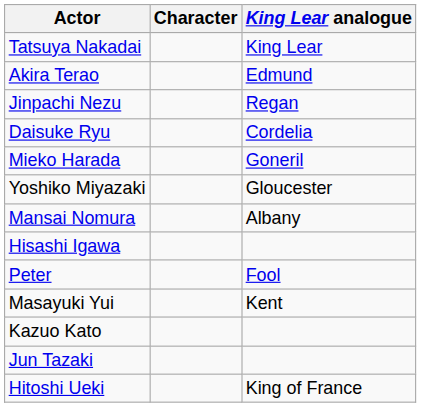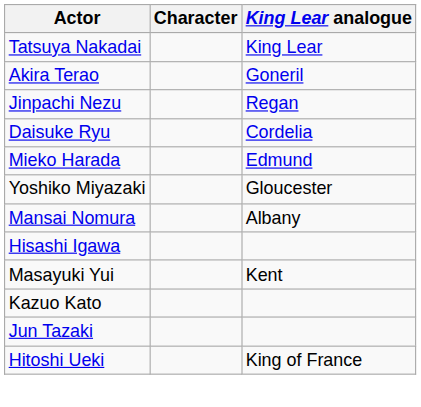(279, 75) Edmund -> (275, 75) Goneril
(275, 160) Goneril -> (279, 160) Edmund
- row: (30, 274)
